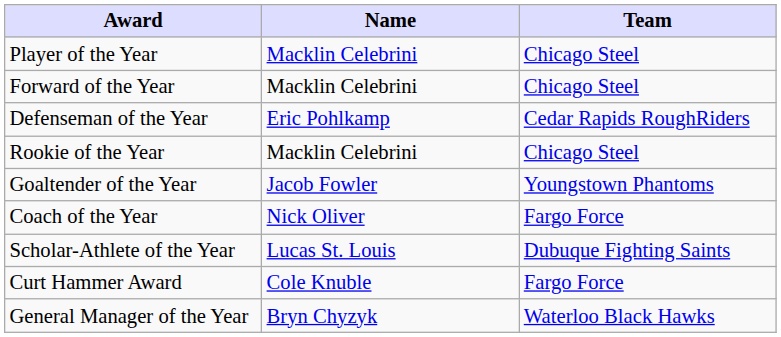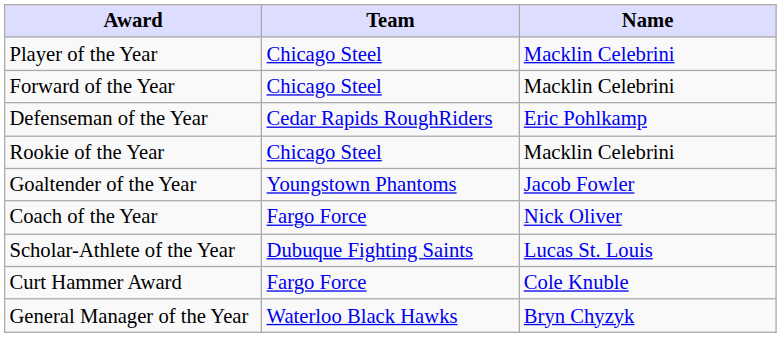columns swapped: (390, 20) <-> (648, 20)
